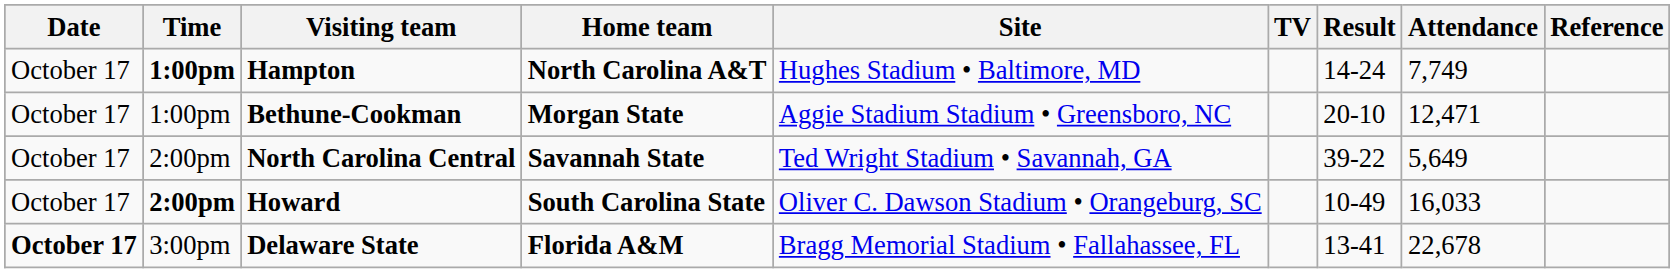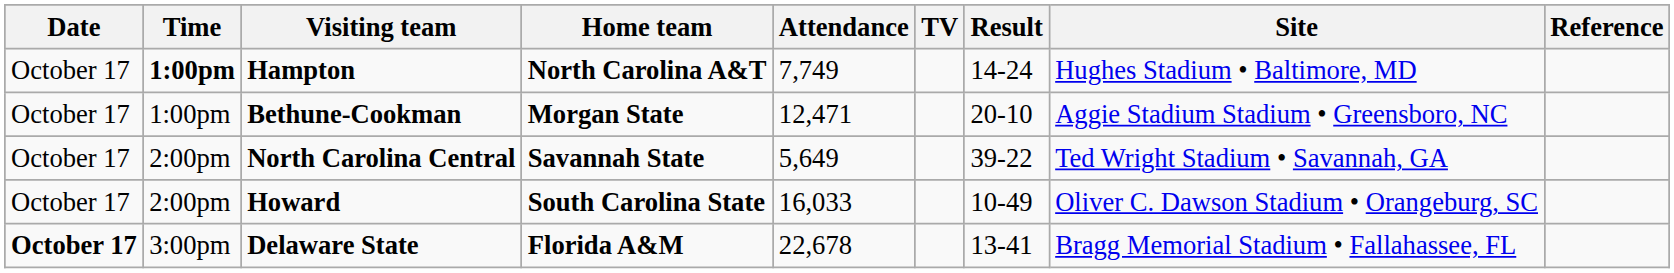columns swapped: (1020, 26) <-> (1473, 26)
(192, 202) bold -> (190, 202) normal
